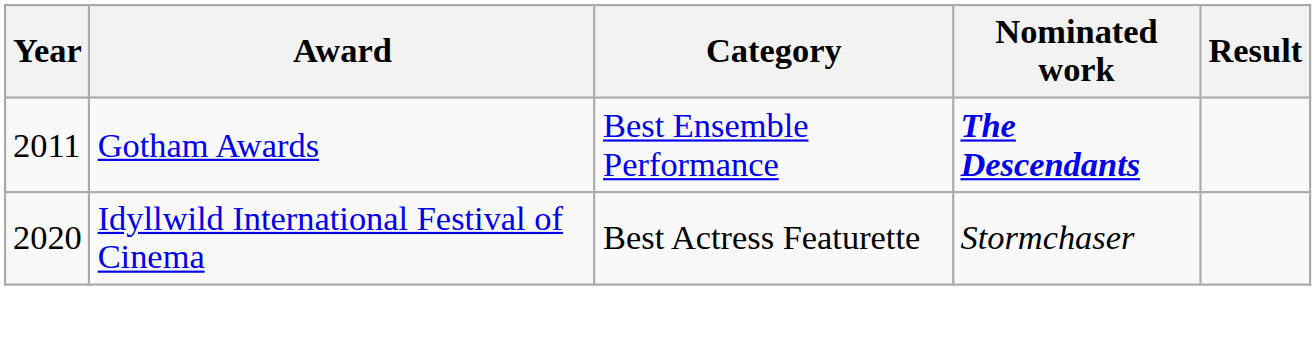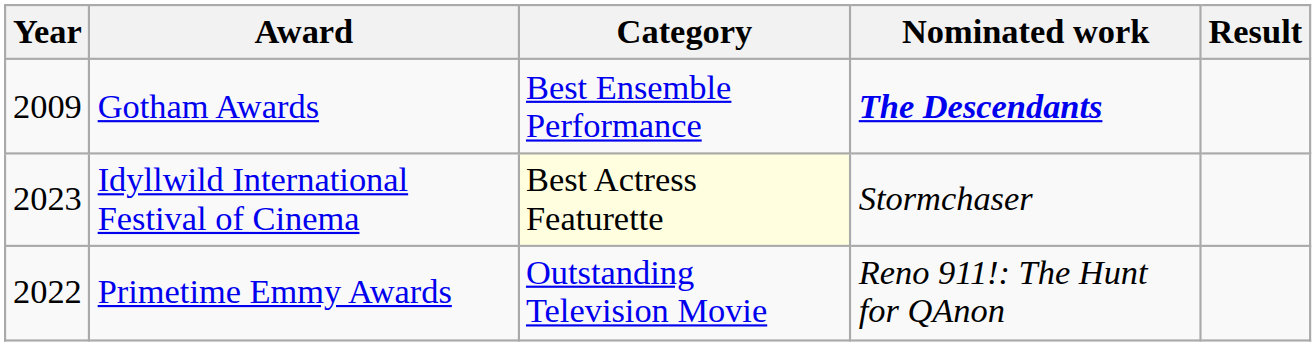(47, 144) 2011 -> (47, 105) 2009
(47, 237) 2020 -> (47, 198) 2023
(762, 237) no background -> (611, 198) lightyellow background
+ row: (275, 292)
